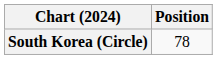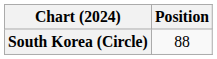(182, 41) 78 -> (182, 41) 88
